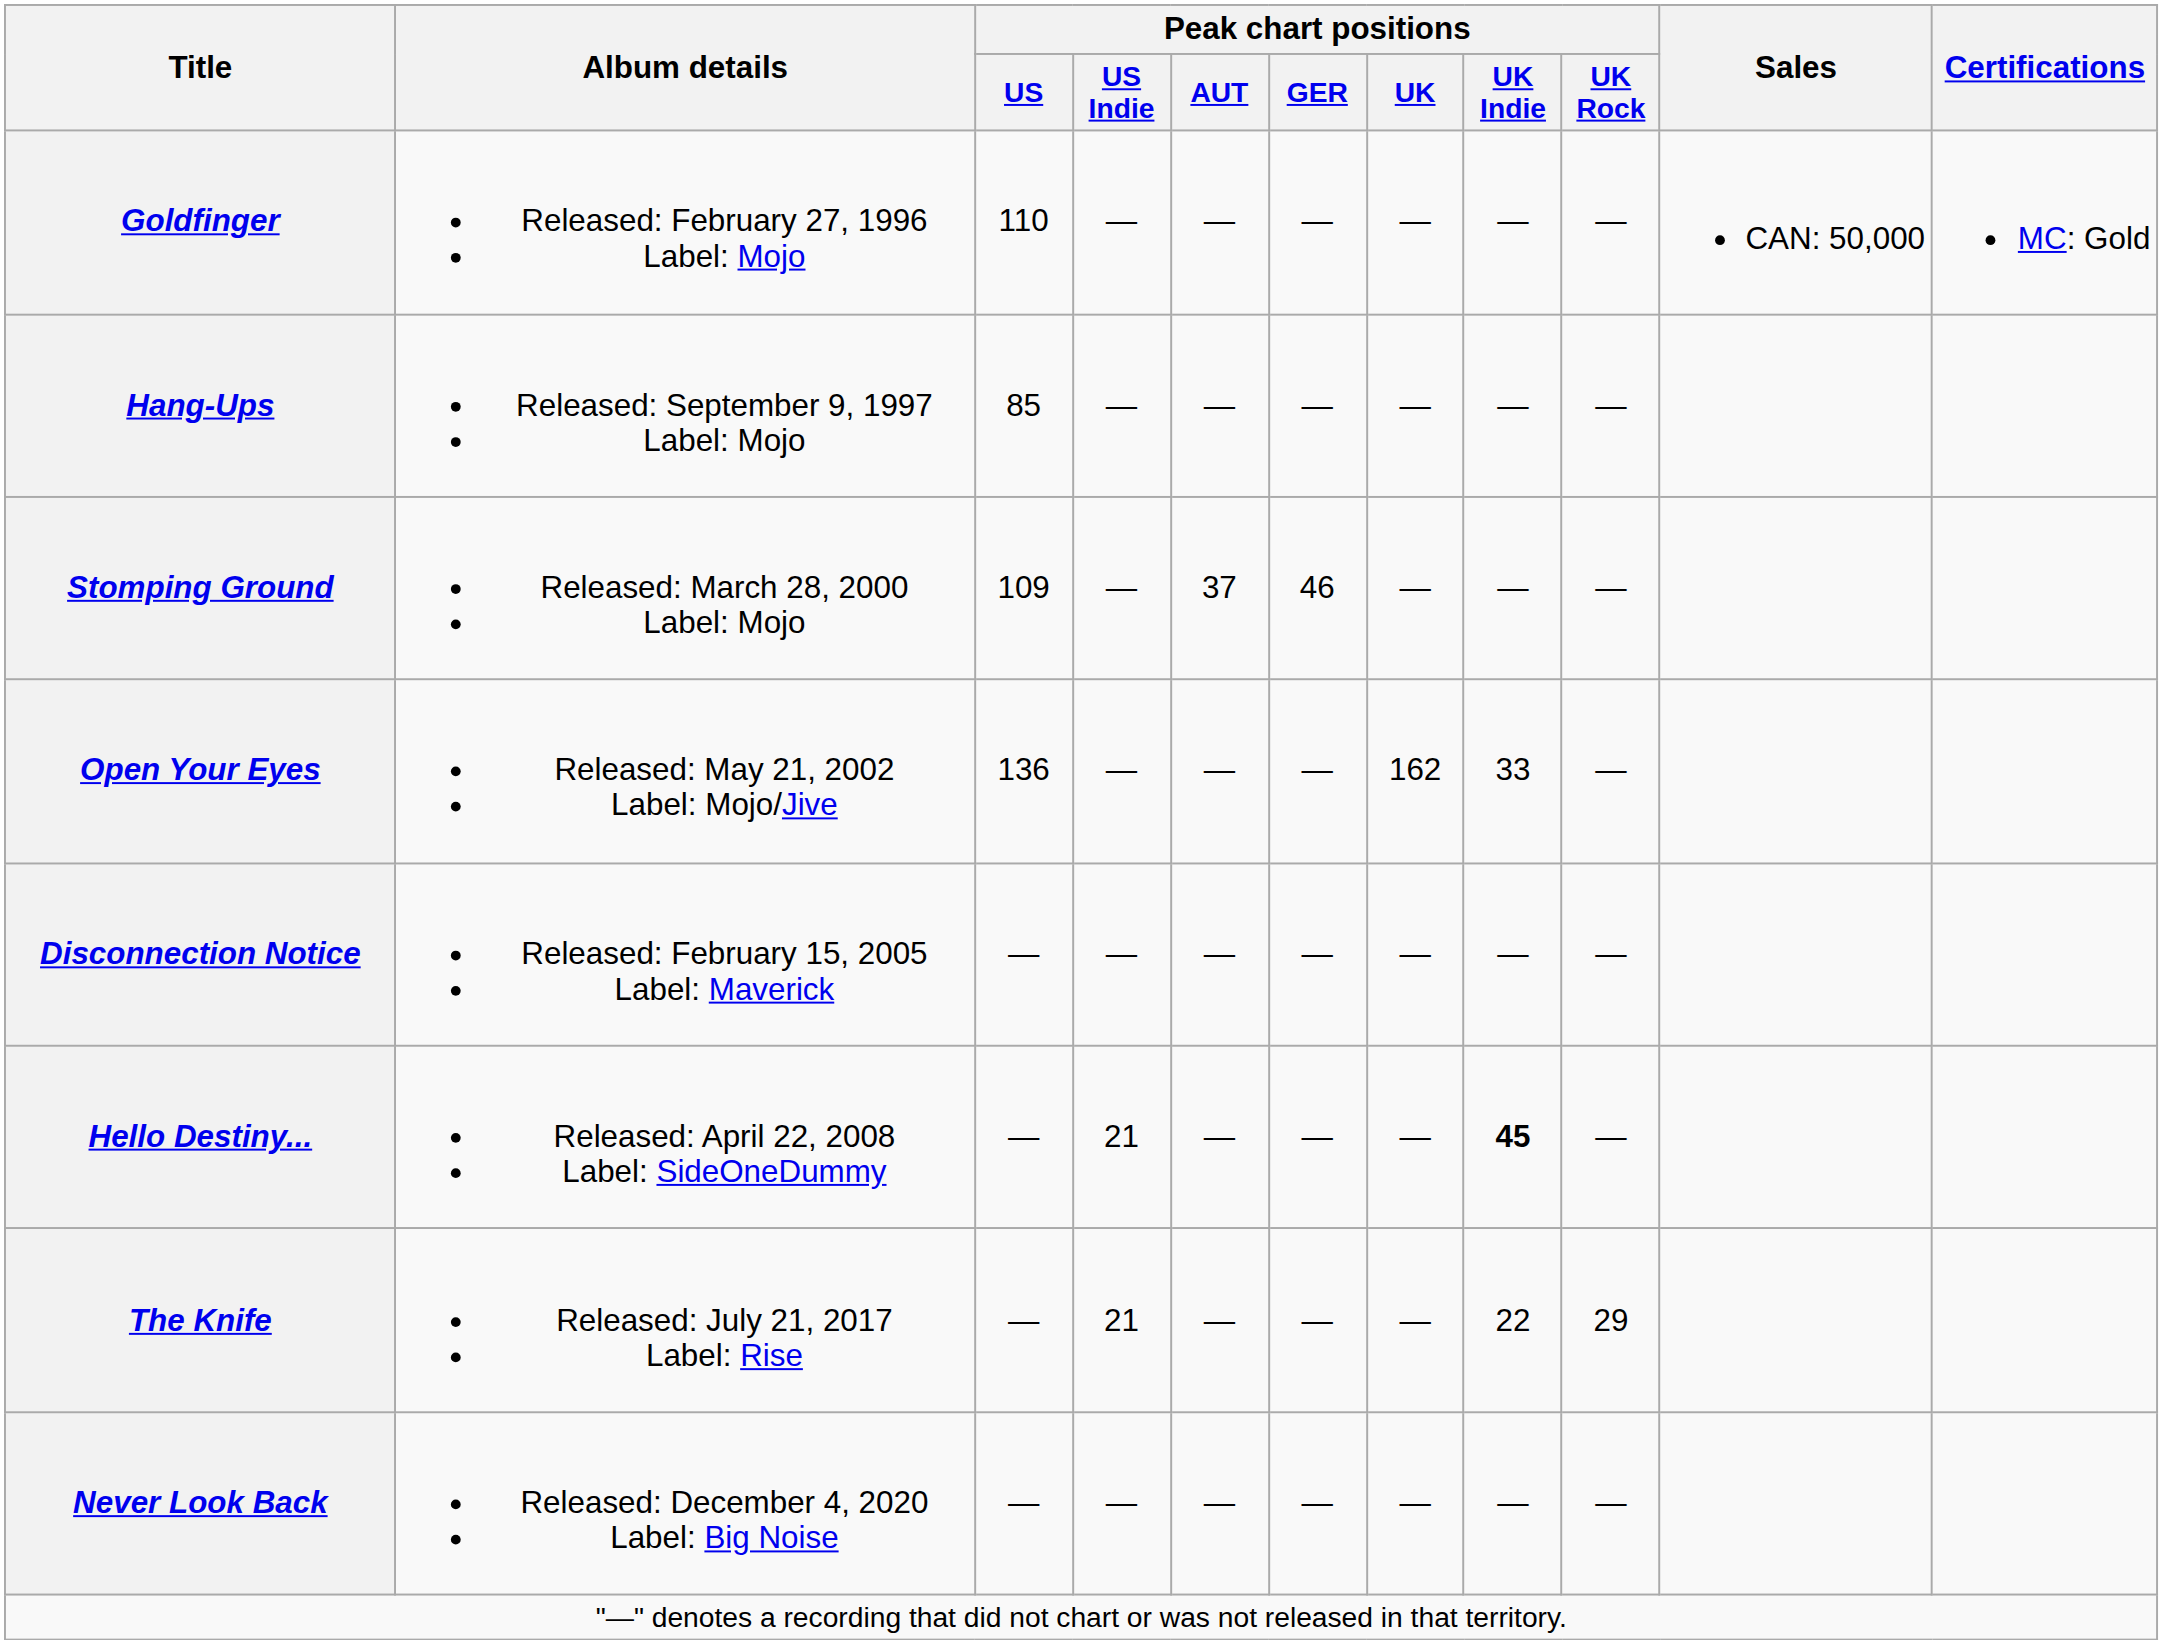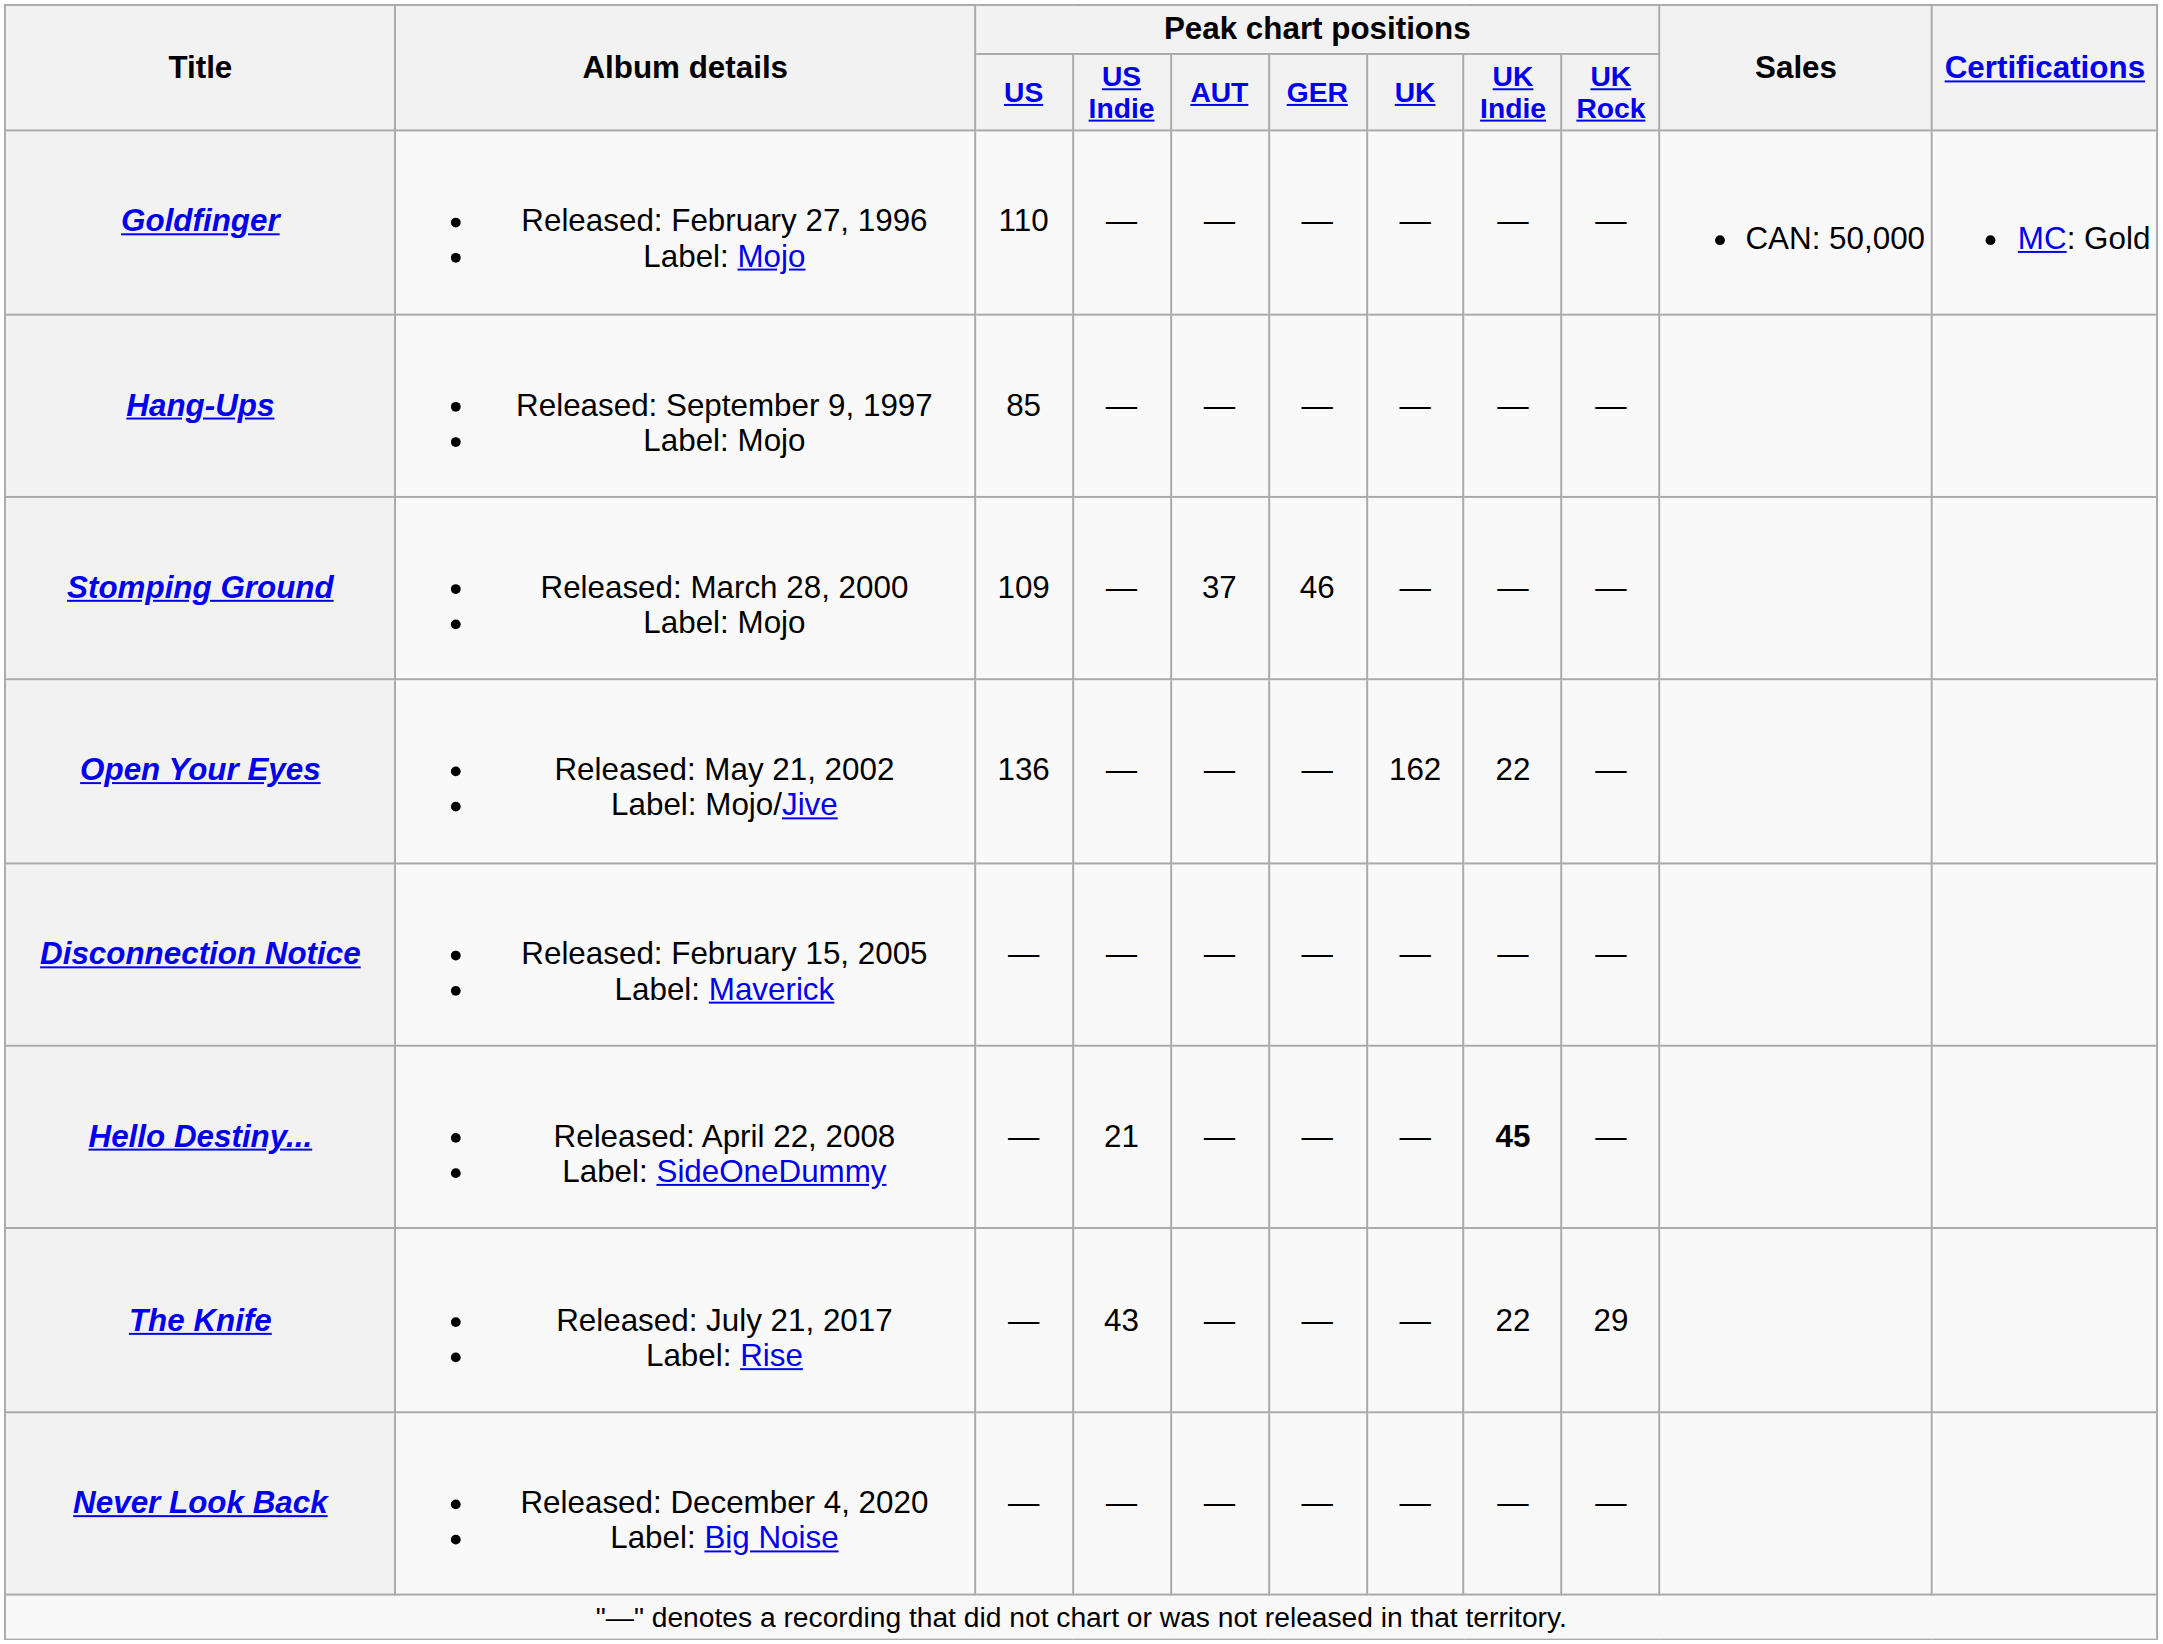(1513, 770) 33 -> (1513, 770) 22
(1121, 1319) 21 -> (1121, 1319) 43
